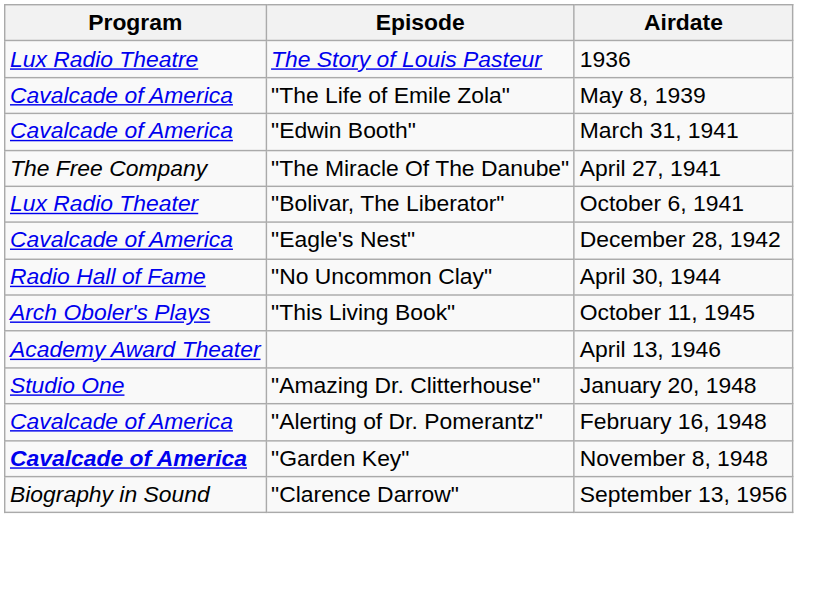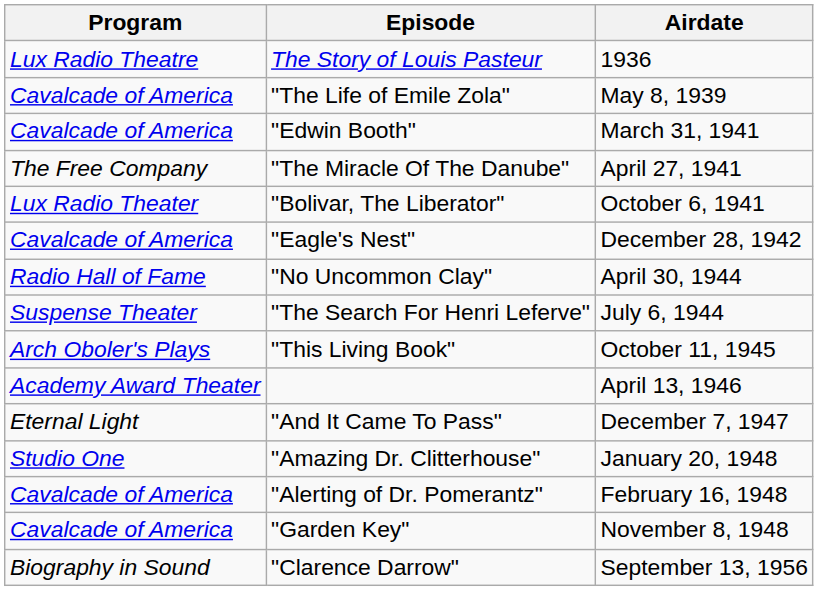+ row: (431, 312)
+ row: (386, 421)
(128, 458) bold -> (121, 530) normal
